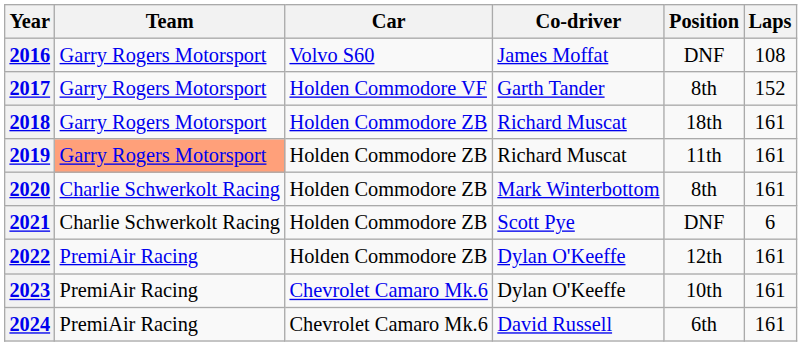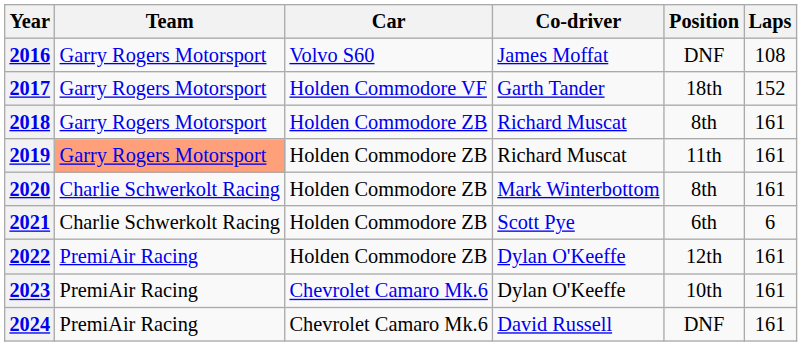(704, 88) 8th -> (704, 88) 18th
(704, 122) 18th -> (704, 122) 8th
(704, 222) DNF -> (704, 222) 6th
(704, 323) 6th -> (704, 323) DNF
